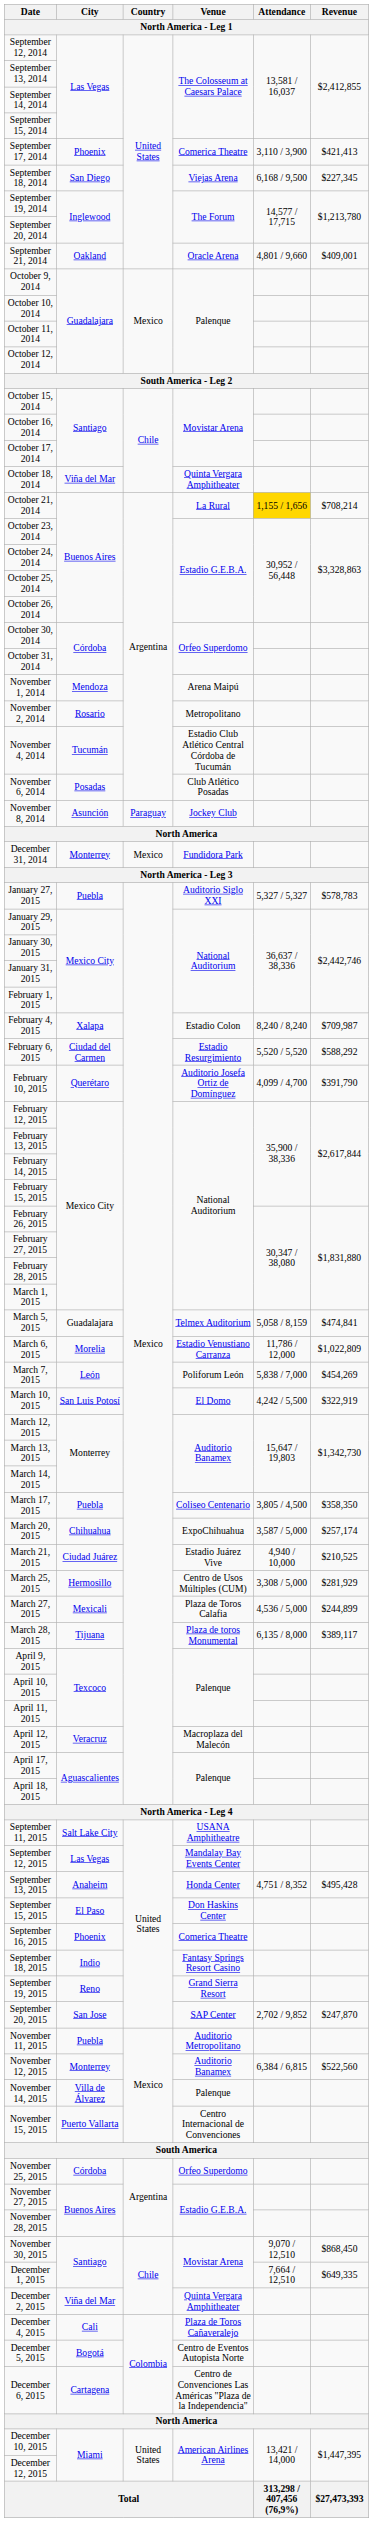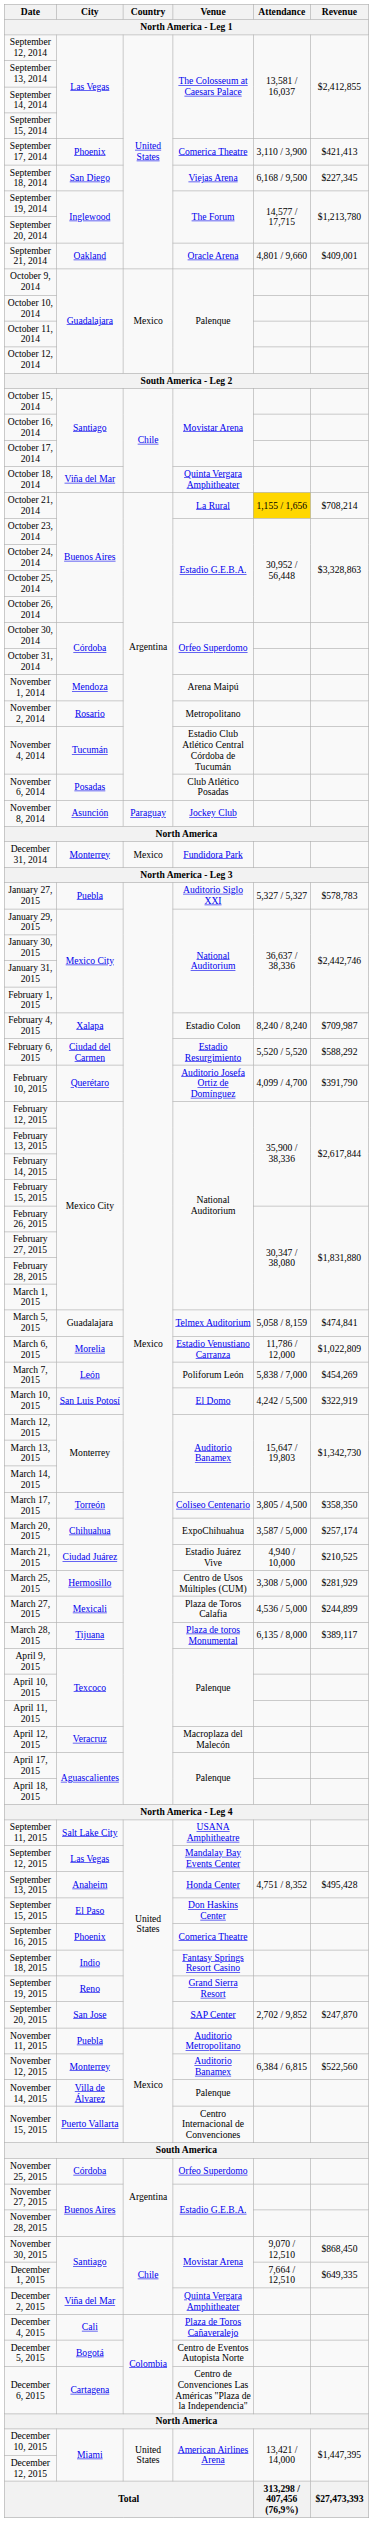(90, 1505) Puebla -> (90, 1505) Torreón
